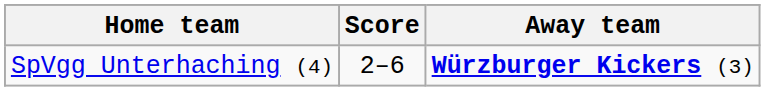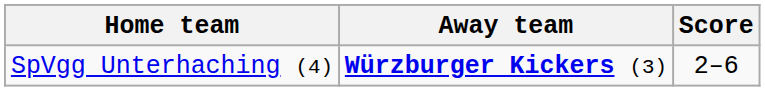columns swapped: (593, 25) <-> (382, 25)
